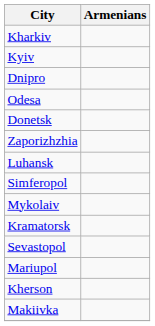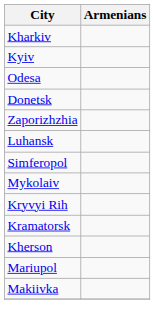- row: (26, 78)
+ row: (38, 204)
- row: (37, 246)
rows swapped: (30, 288) <-> (32, 267)
